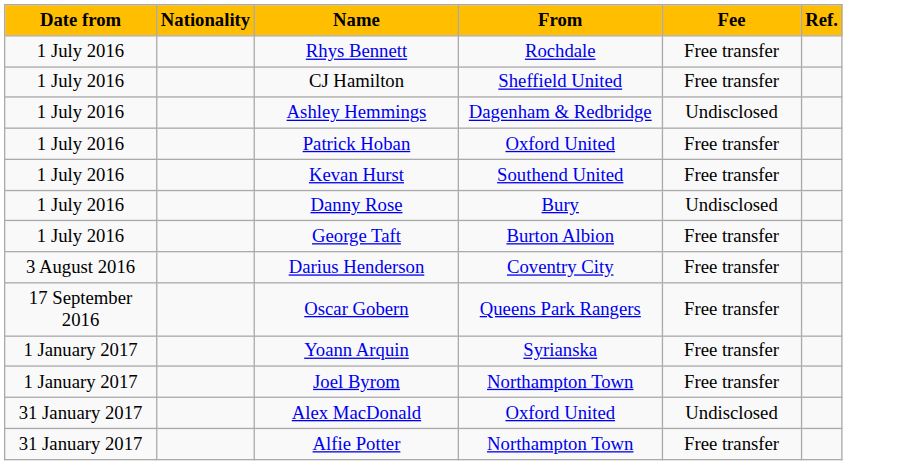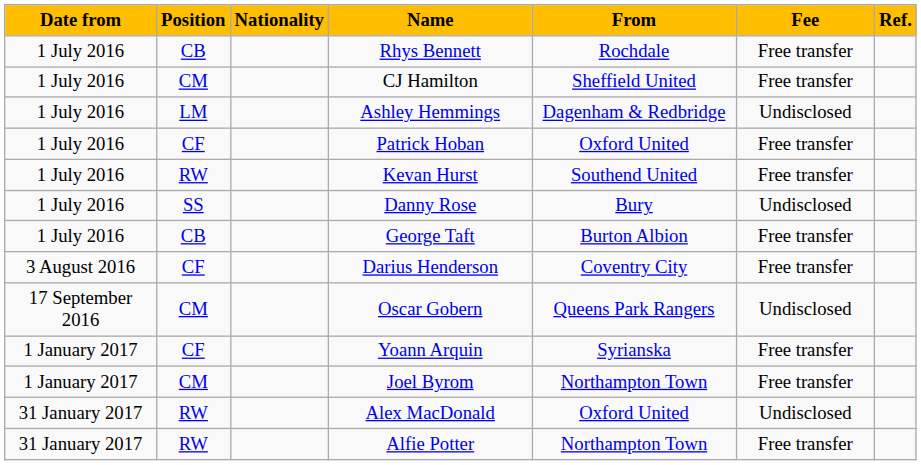+ column: (193, 20)
(732, 309) Free transfer -> (805, 309) Undisclosed
